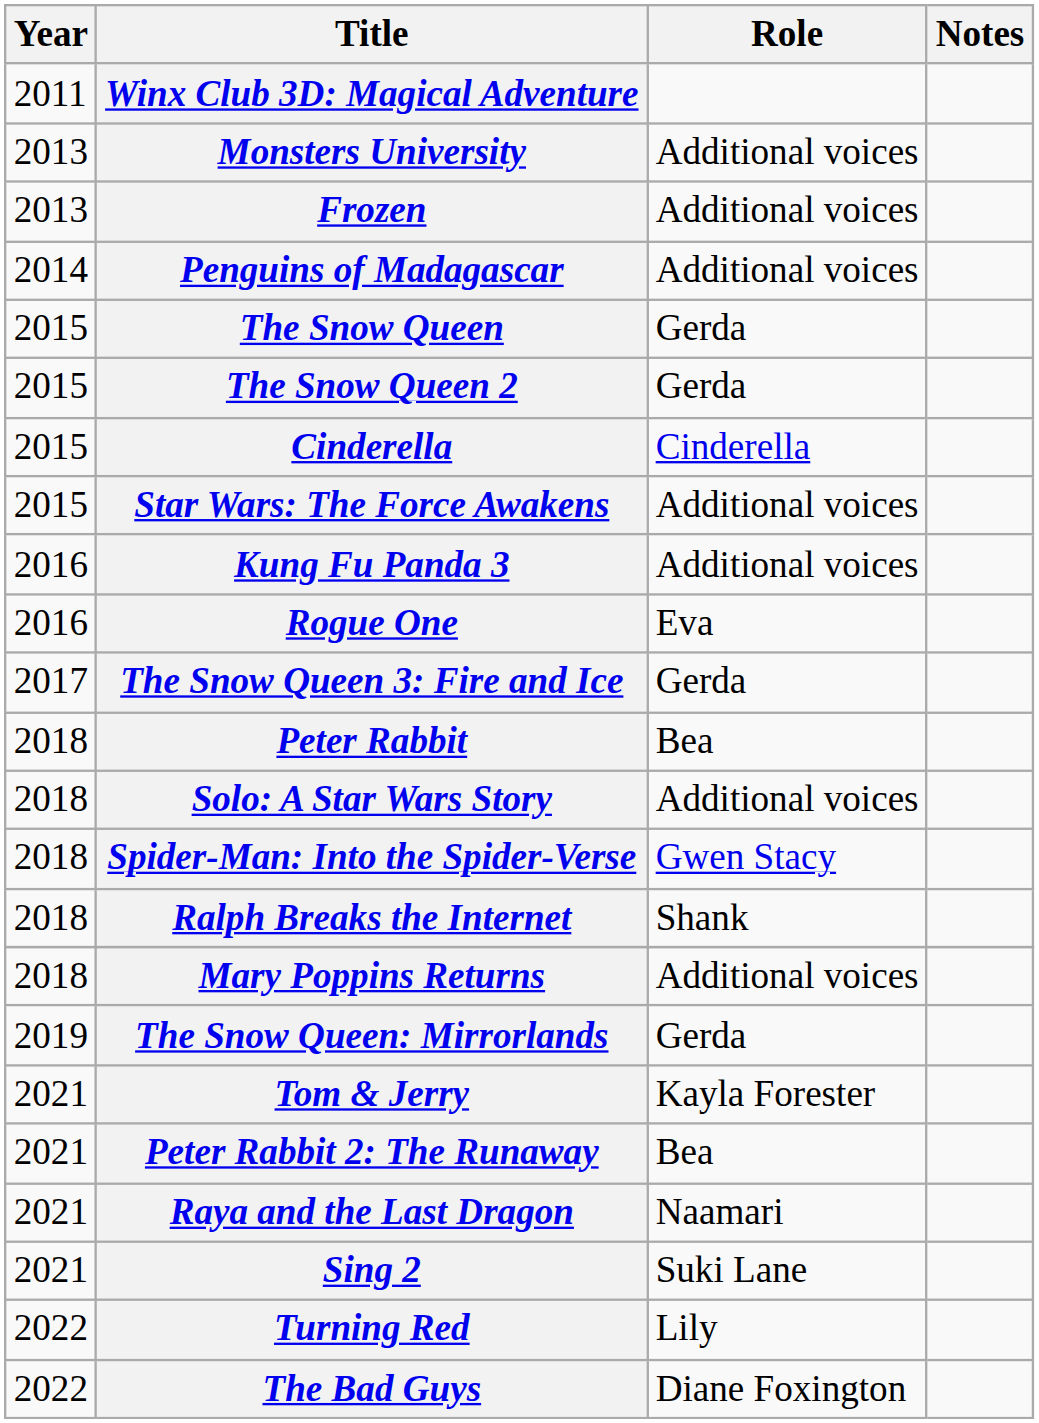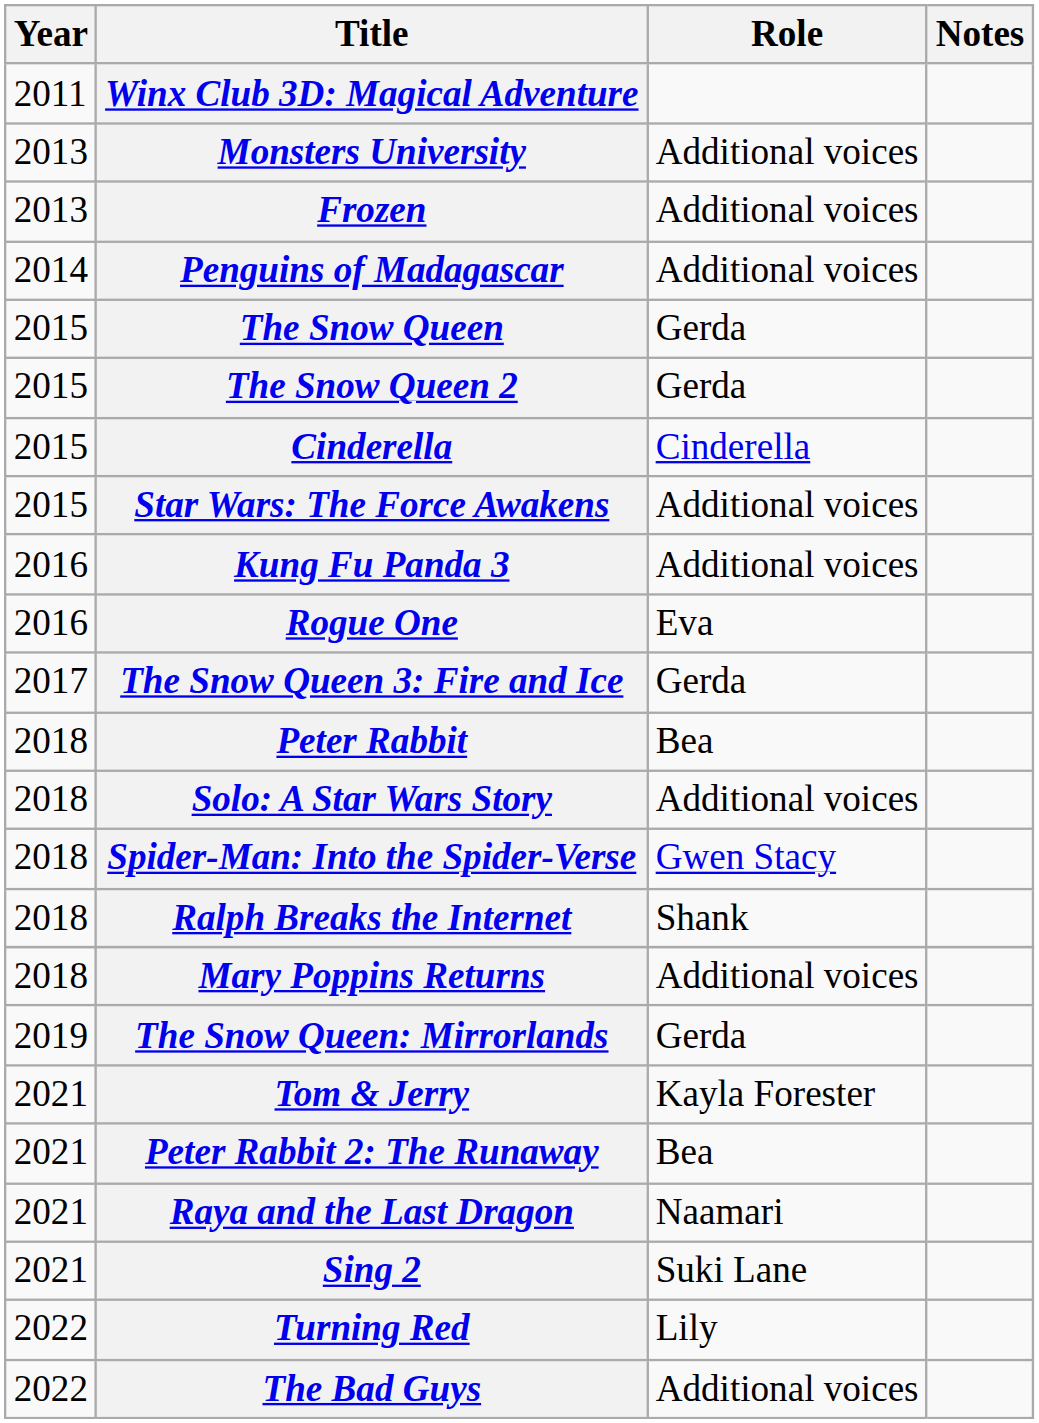(781, 1387) Diane Foxington -> (787, 1387) Additional voices
